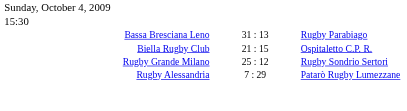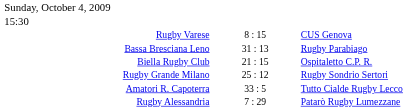+ row: (183, 35)
+ row: (168, 88)
